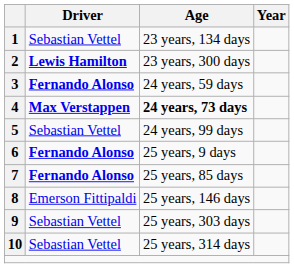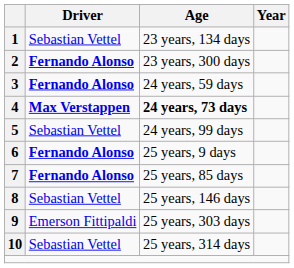(78, 61) Lewis Hamilton -> (81, 61) Fernando Alonso
(83, 198) Emerson Fittipaldi -> (75, 198) Sebastian Vettel
(75, 221) Sebastian Vettel -> (83, 221) Emerson Fittipaldi
